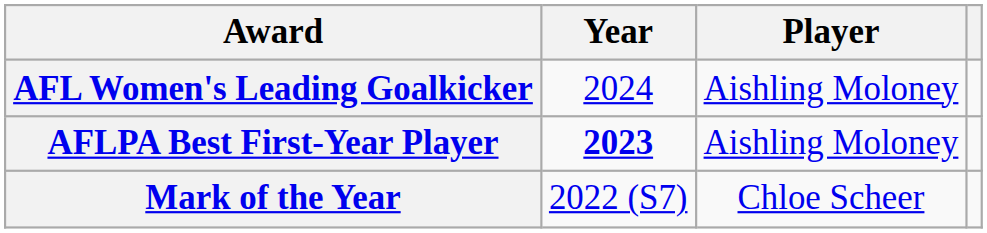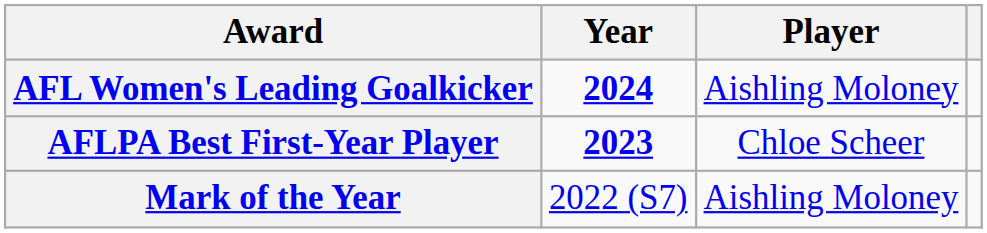(618, 87) normal -> (618, 87) bold
(831, 142) Aishling Moloney -> (831, 142) Chloe Scheer
(831, 198) Chloe Scheer -> (831, 198) Aishling Moloney
